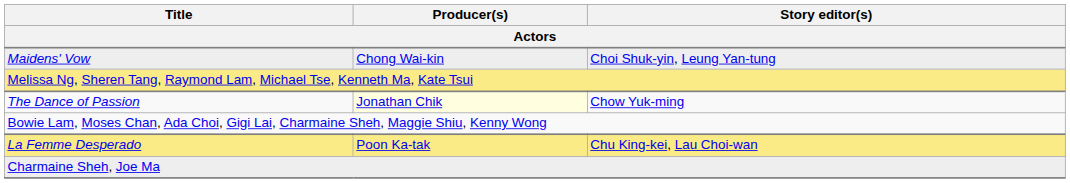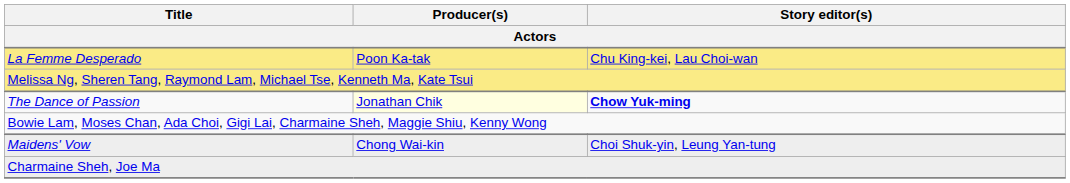rows swapped: (74, 145) <-> (49, 58)
(637, 102) normal -> (641, 102) bold
